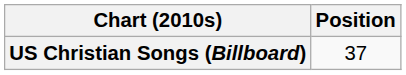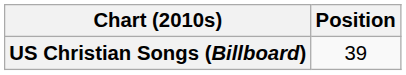(356, 52) 37 -> (356, 52) 39
